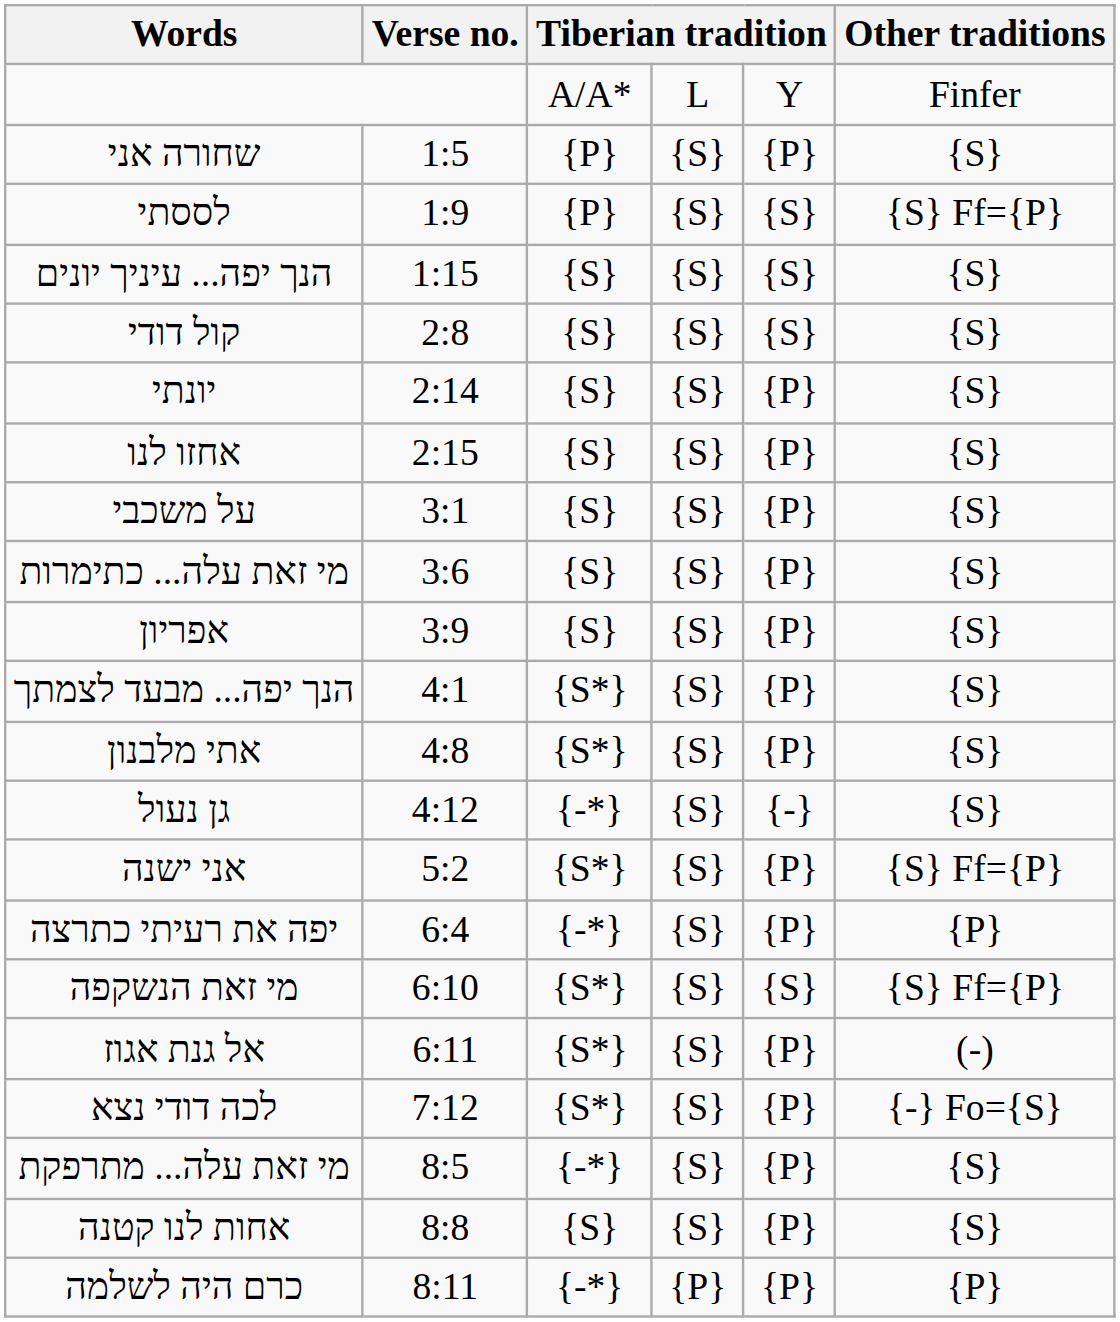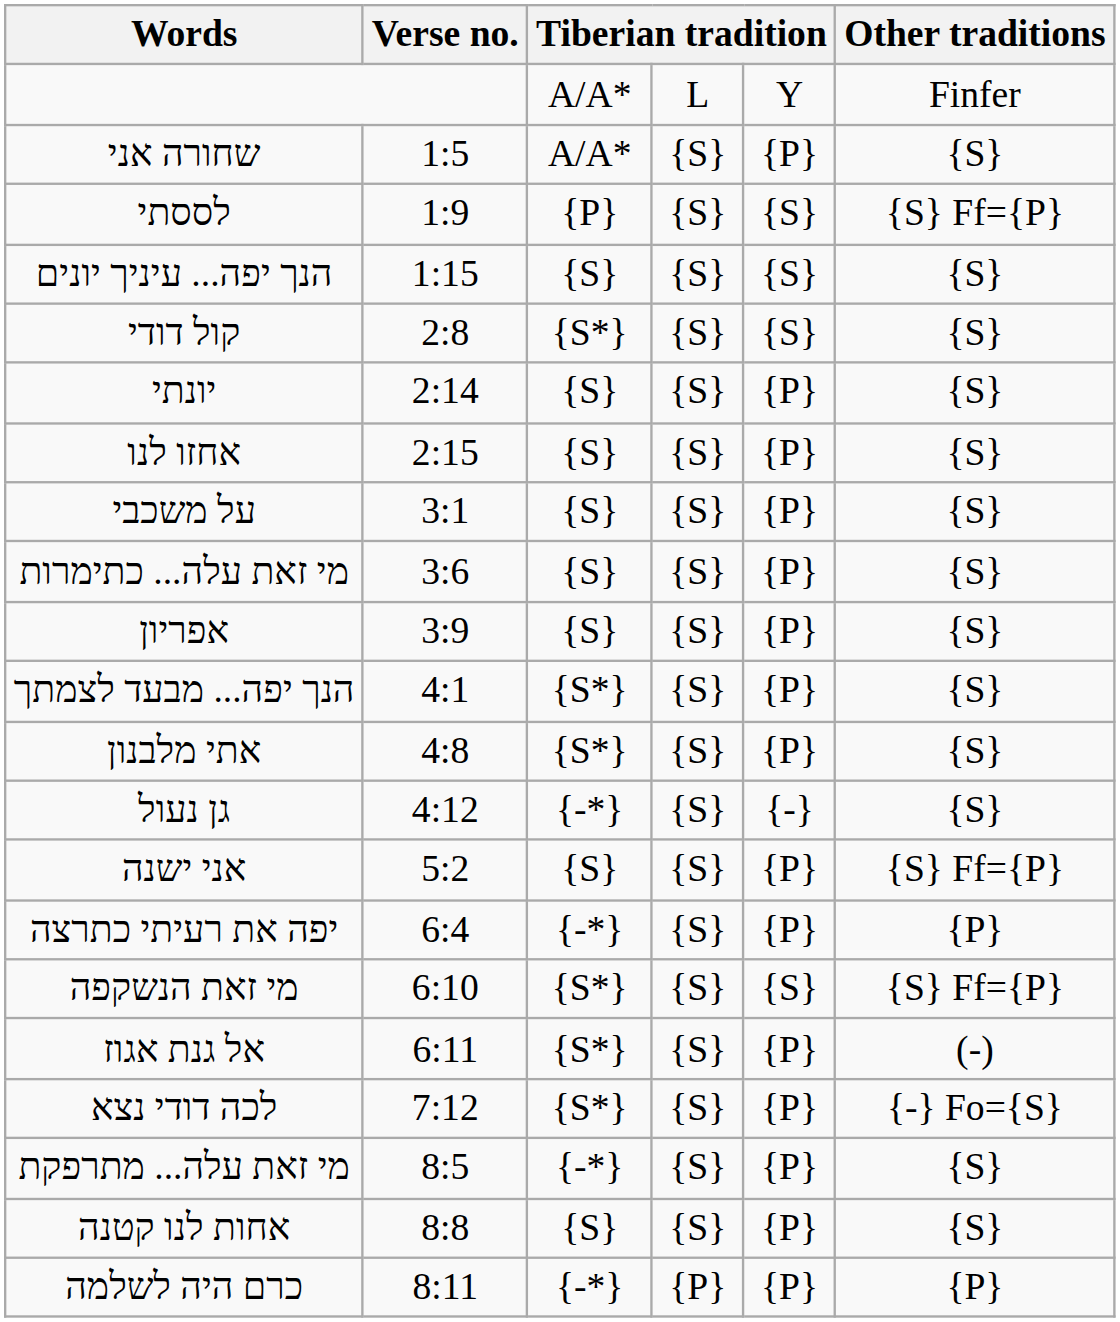(590, 153) {P} -> (590, 153) A/A*
(590, 332) {S} -> (590, 332) {S*}
(590, 869) {S*} -> (590, 869) {S}
